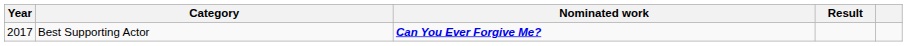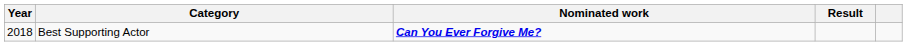(20, 31) 2017 -> (20, 31) 2018
